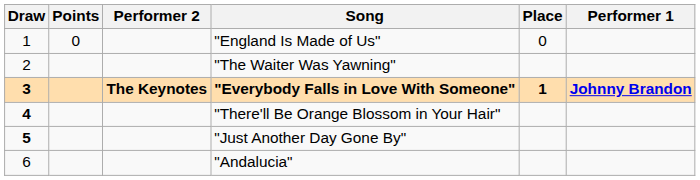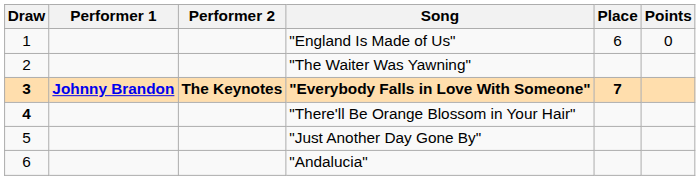columns swapped: (631, 16) <-> (76, 16)
(543, 41) 0 -> (618, 41) 6
(543, 89) 1 -> (618, 89) 7
(26, 138) bold -> (26, 138) normal
